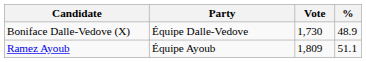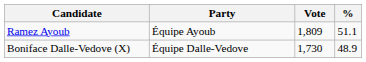rows swapped: (38, 48) <-> (69, 31)
